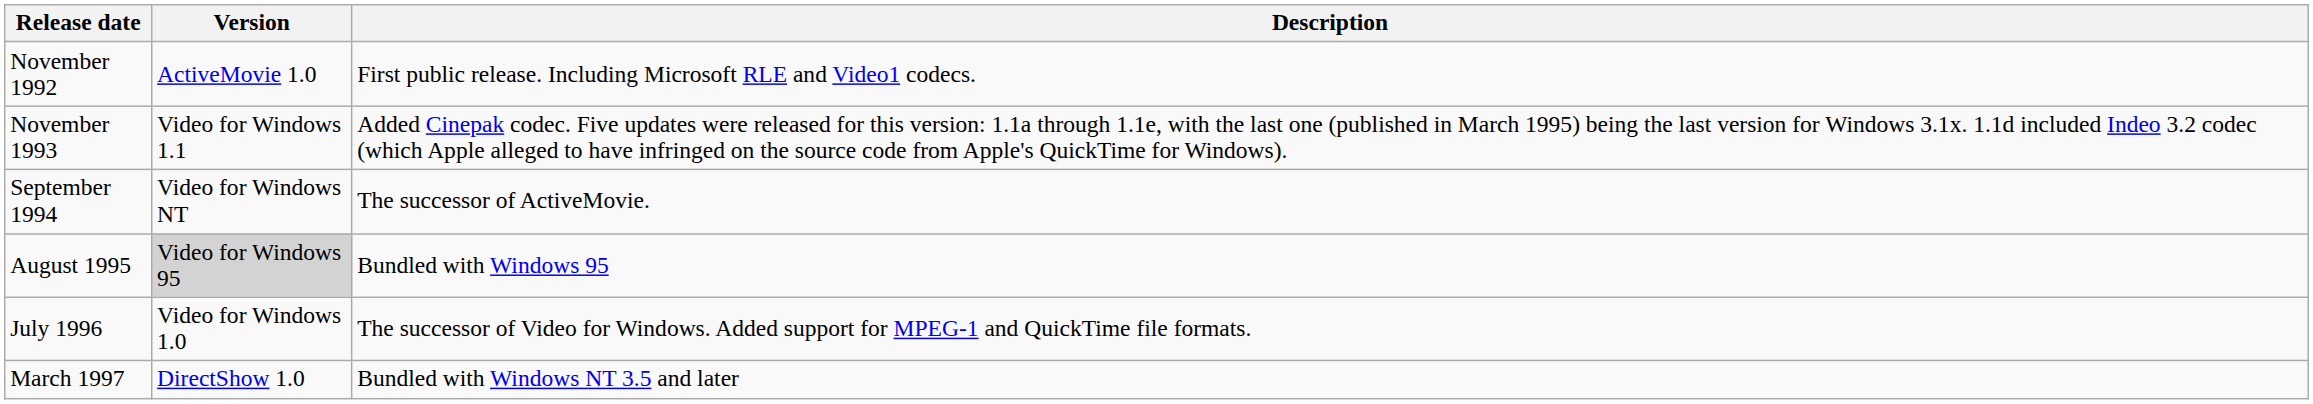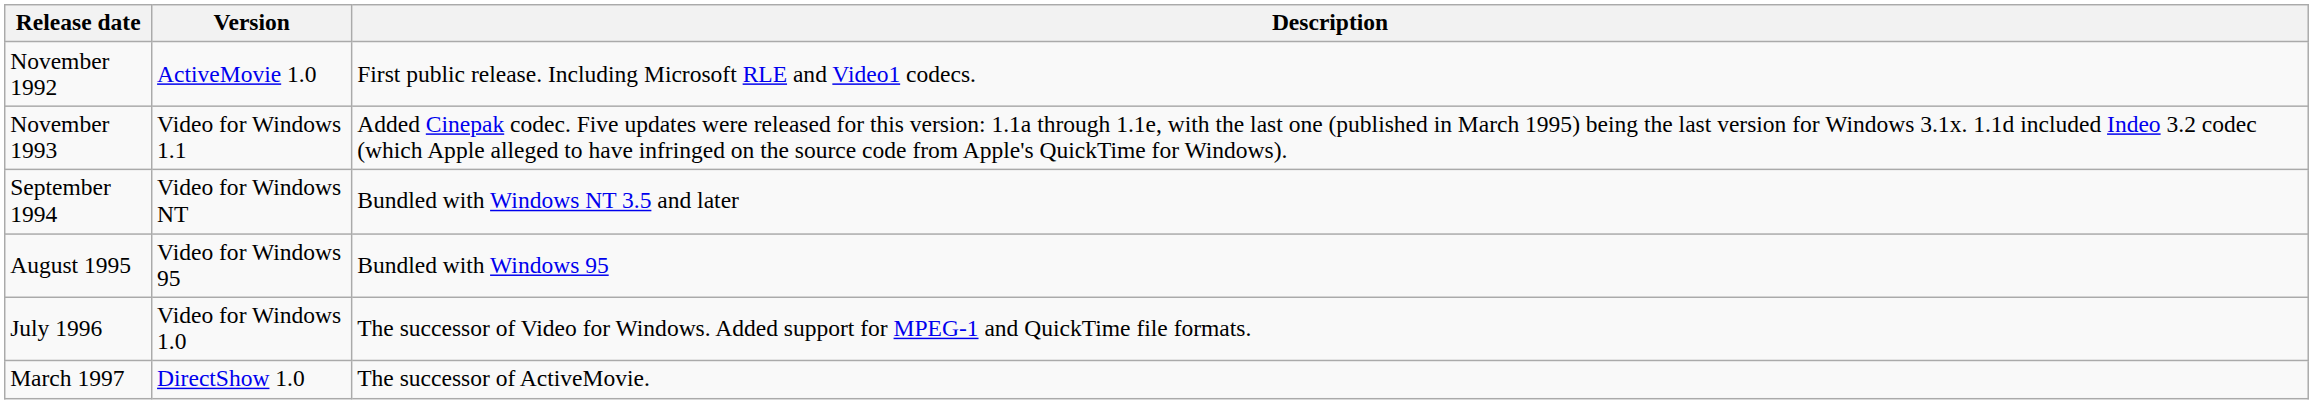(504, 201) The successor of ActiveMovie. -> (548, 201) Bundled with Windows NT 3.5 and later
(249, 264) lightgrey background -> (249, 264) no background
(548, 379) Bundled with Windows NT 3.5 and later -> (504, 379) The successor of ActiveMovie.
